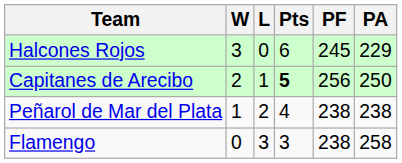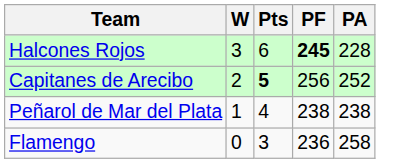- column: (264, 19)
(334, 50) normal -> (314, 50) bold
(375, 50) 229 -> (355, 50) 228
(375, 81) 250 -> (355, 81) 252
(334, 142) 238 -> (314, 142) 236
